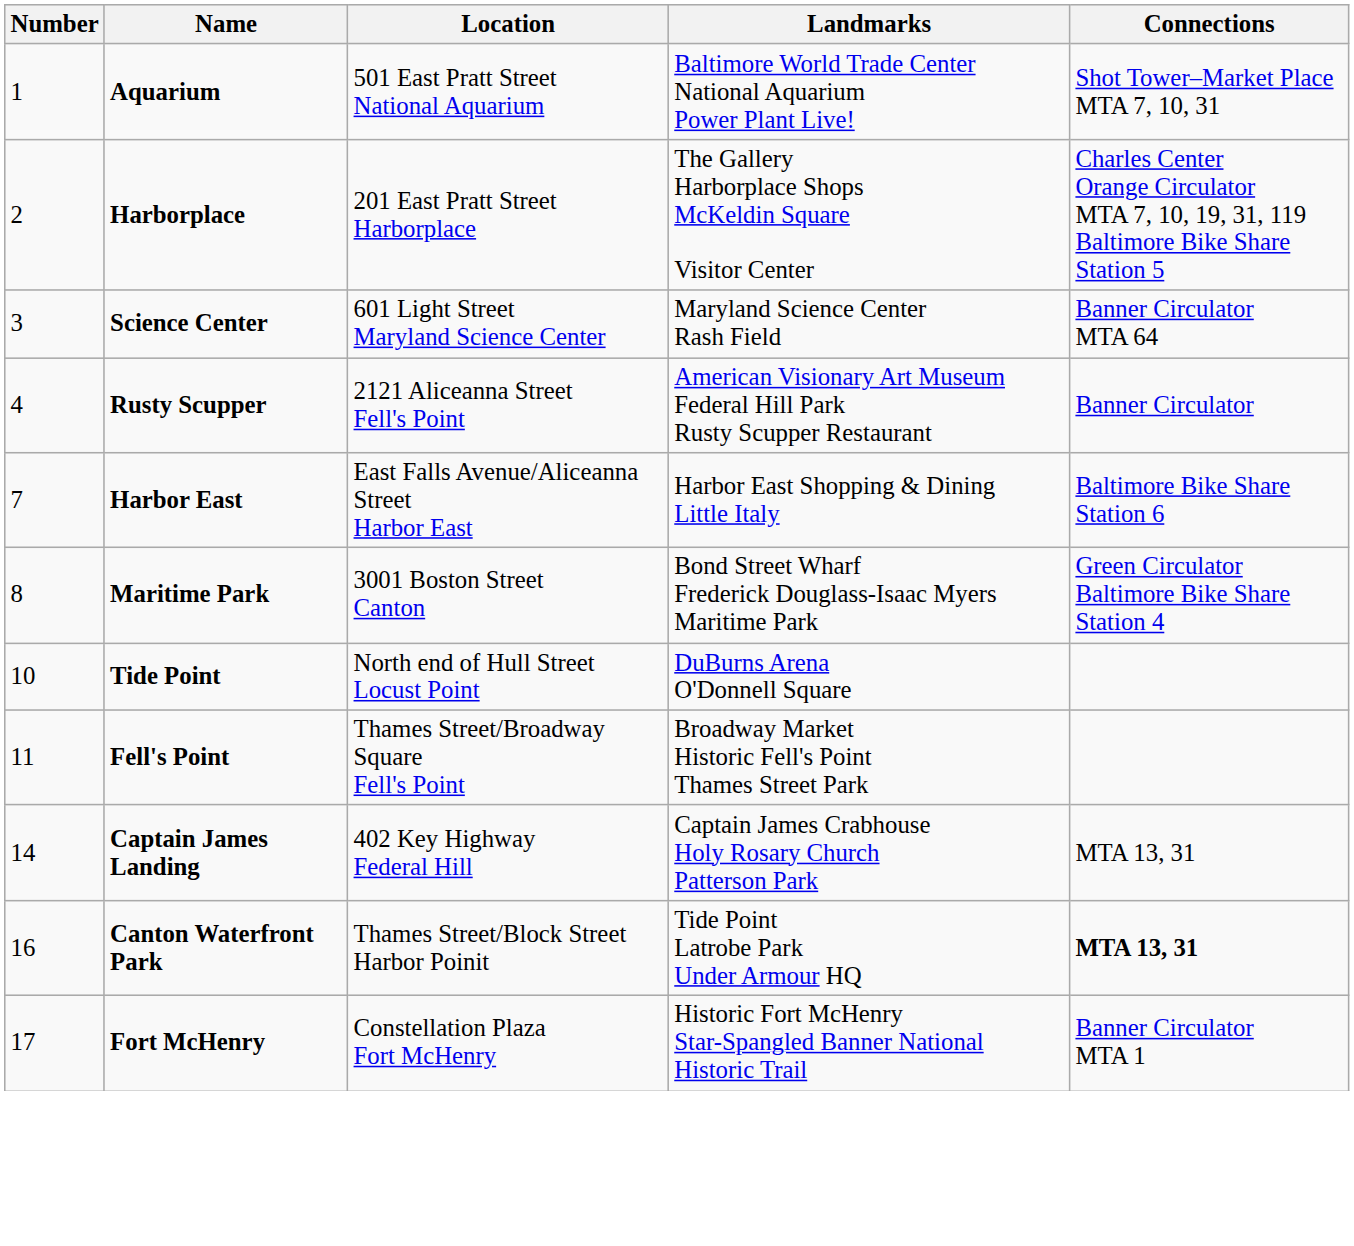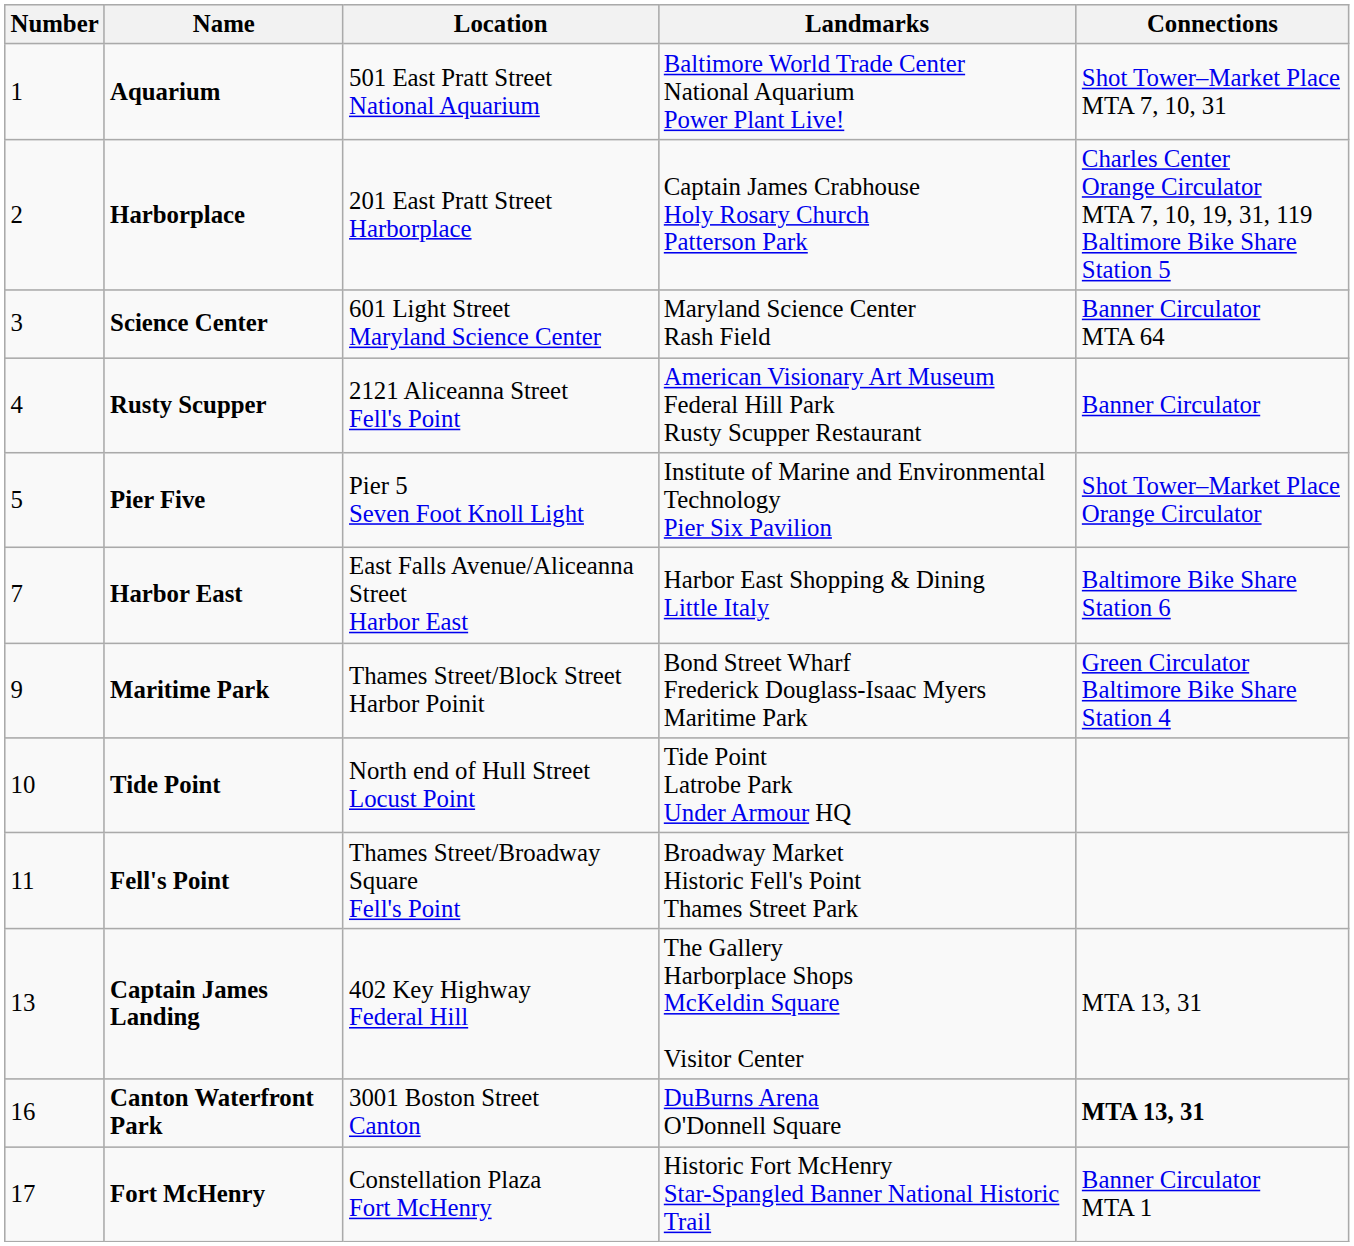(769, 214) The Gallery Harborplace Shops McKeldin Square Visitor Center -> (792, 214) Captain James Crabhouse Holy Rosary Church Patterson Park
+ row: (158, 499)
(17, 594) 8 -> (17, 690) 9
(449, 594) 3001 Boston Street Canton -> (485, 690) Thames Street/Block Street Harbor Poinit
(763, 676) DuBurns Arena O'Donnell Square -> (757, 785) Tide Point Latrobe Park Under Armour HQ
(23, 852) 14 -> (23, 1003) 13
(802, 852) Captain James Crabhouse Holy Rosary Church Patterson Park -> (759, 1003) The Gallery Harborplace Shops McKeldin Square Visitor Center
(490, 947) Thames Street/Block Street Harbor Poinit -> (444, 1112) 3001 Boston Street Canton
(768, 947) Tide Point Latrobe Park Under Armour HQ -> (752, 1112) DuBurns Arena O'Donnell Square
